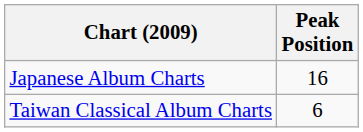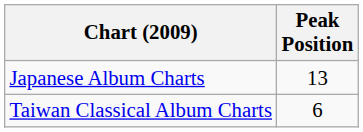(317, 77) 16 -> (317, 77) 13
